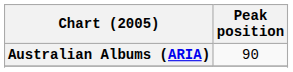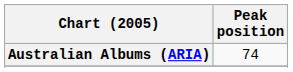(251, 55) 90 -> (251, 55) 74
